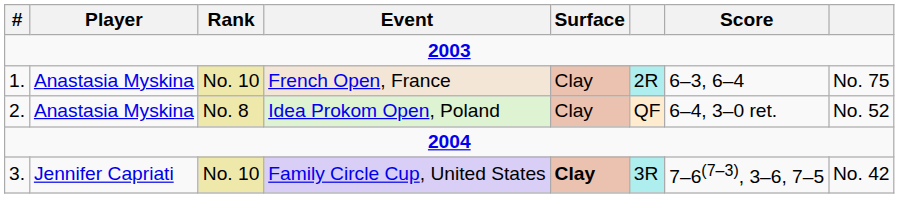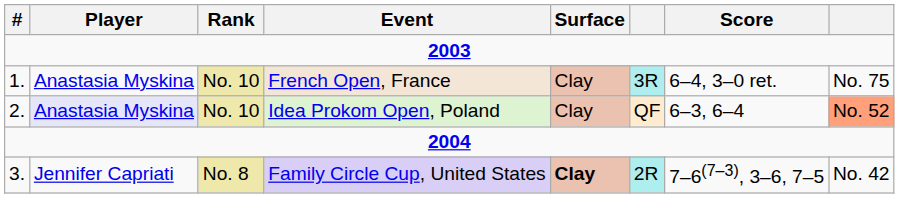(646, 80) 2R -> (646, 80) 3R
(707, 80) 6–3, 6–4 -> (723, 80) 6–4, 3–0 ret.
(114, 111) no background -> (114, 111) lavender background
(226, 111) No. 8 -> (231, 111) No. 10
(723, 111) 6–4, 3–0 ret. -> (707, 111) 6–3, 6–4
(861, 111) no background -> (861, 111) lightsalmon background
(231, 174) No. 10 -> (226, 174) No. 8
(646, 174) 3R -> (646, 174) 2R
